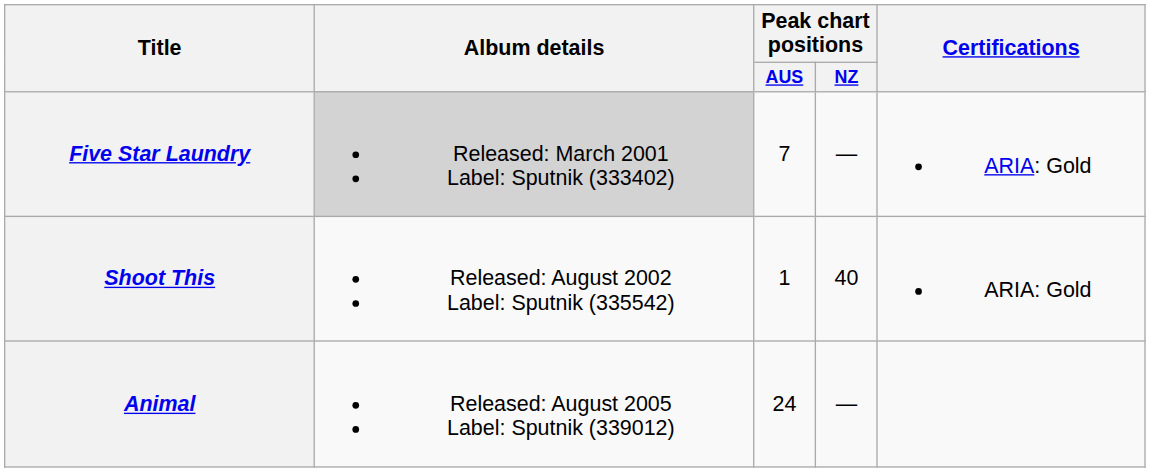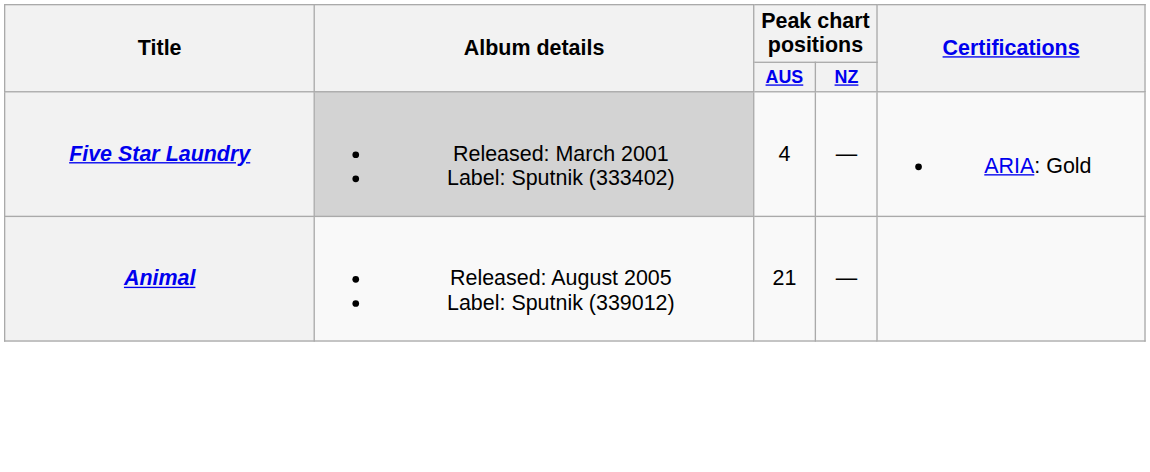(784, 153) 7 -> (784, 153) 4
- row: (160, 278)
(784, 403) 24 -> (784, 278) 21
